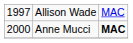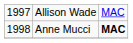(19, 29) 2000 -> (19, 29) 1998
